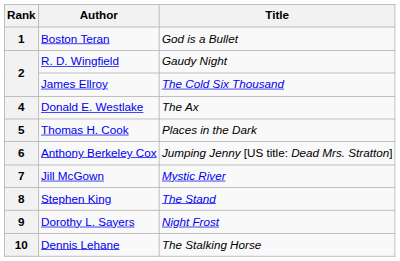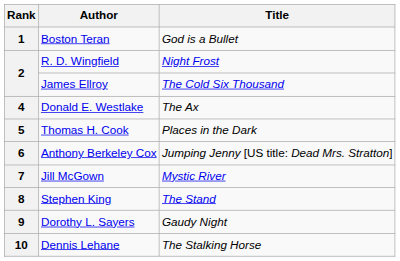(194, 61) Gaudy Night -> (191, 61) Night Frost
(191, 222) Night Frost -> (194, 222) Gaudy Night
